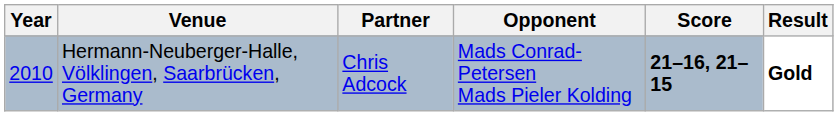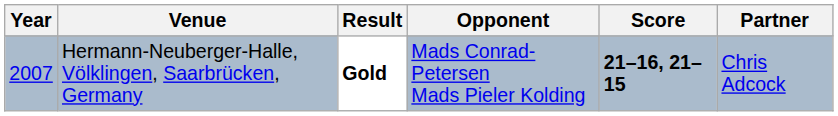columns swapped: (396, 21) <-> (798, 21)
(31, 73) 2010 -> (31, 73) 2007
